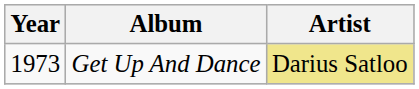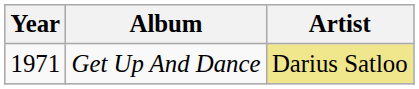(35, 63) 1973 -> (35, 63) 1971
